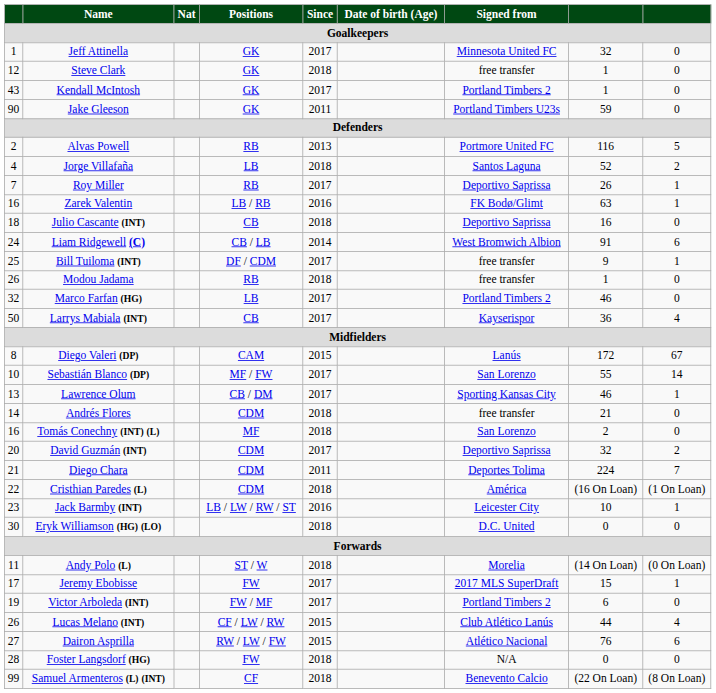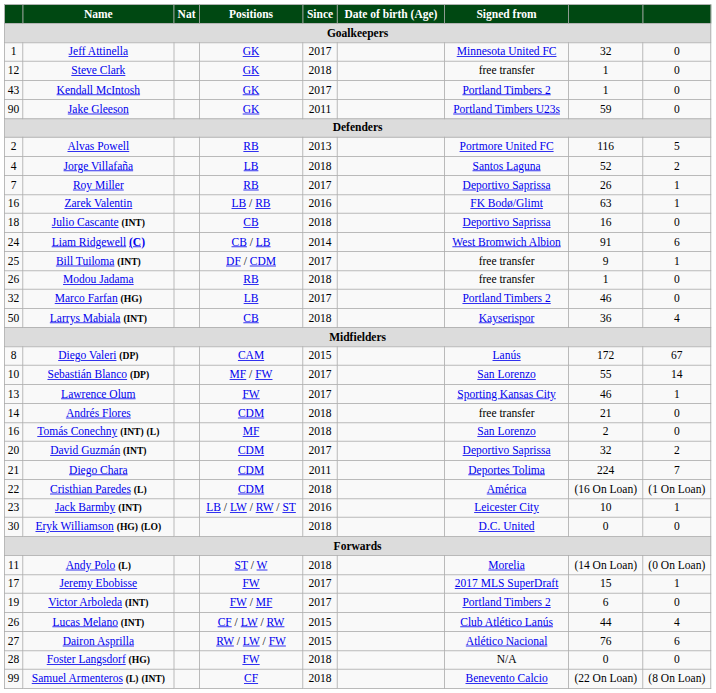(320, 318) 2017 -> (320, 318) 2018
(251, 394) CB / DM -> (251, 394) FW
